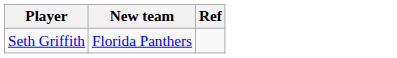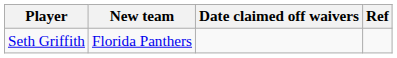+ column: (279, 16)
